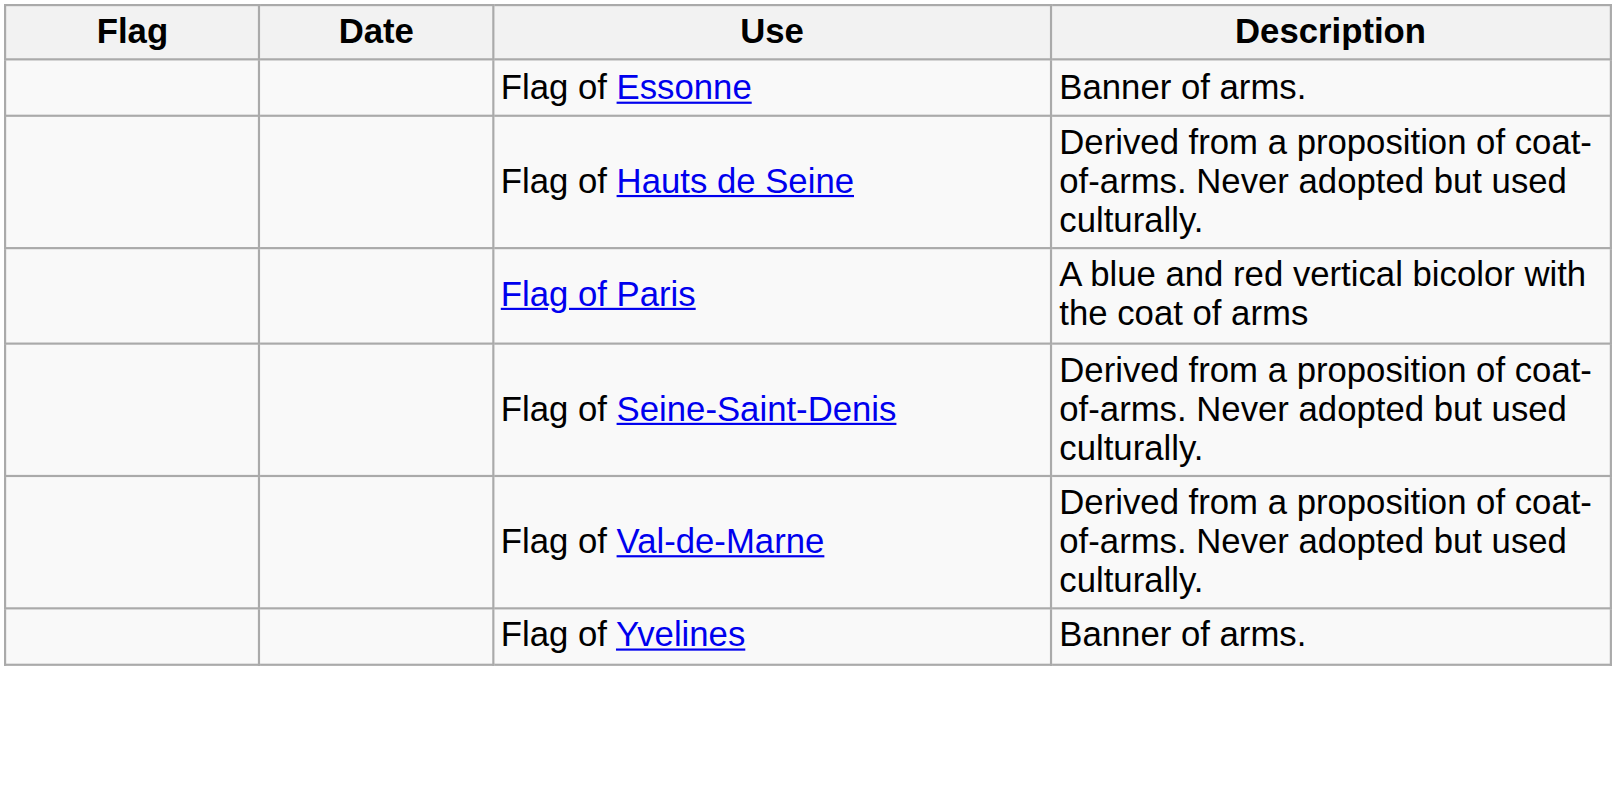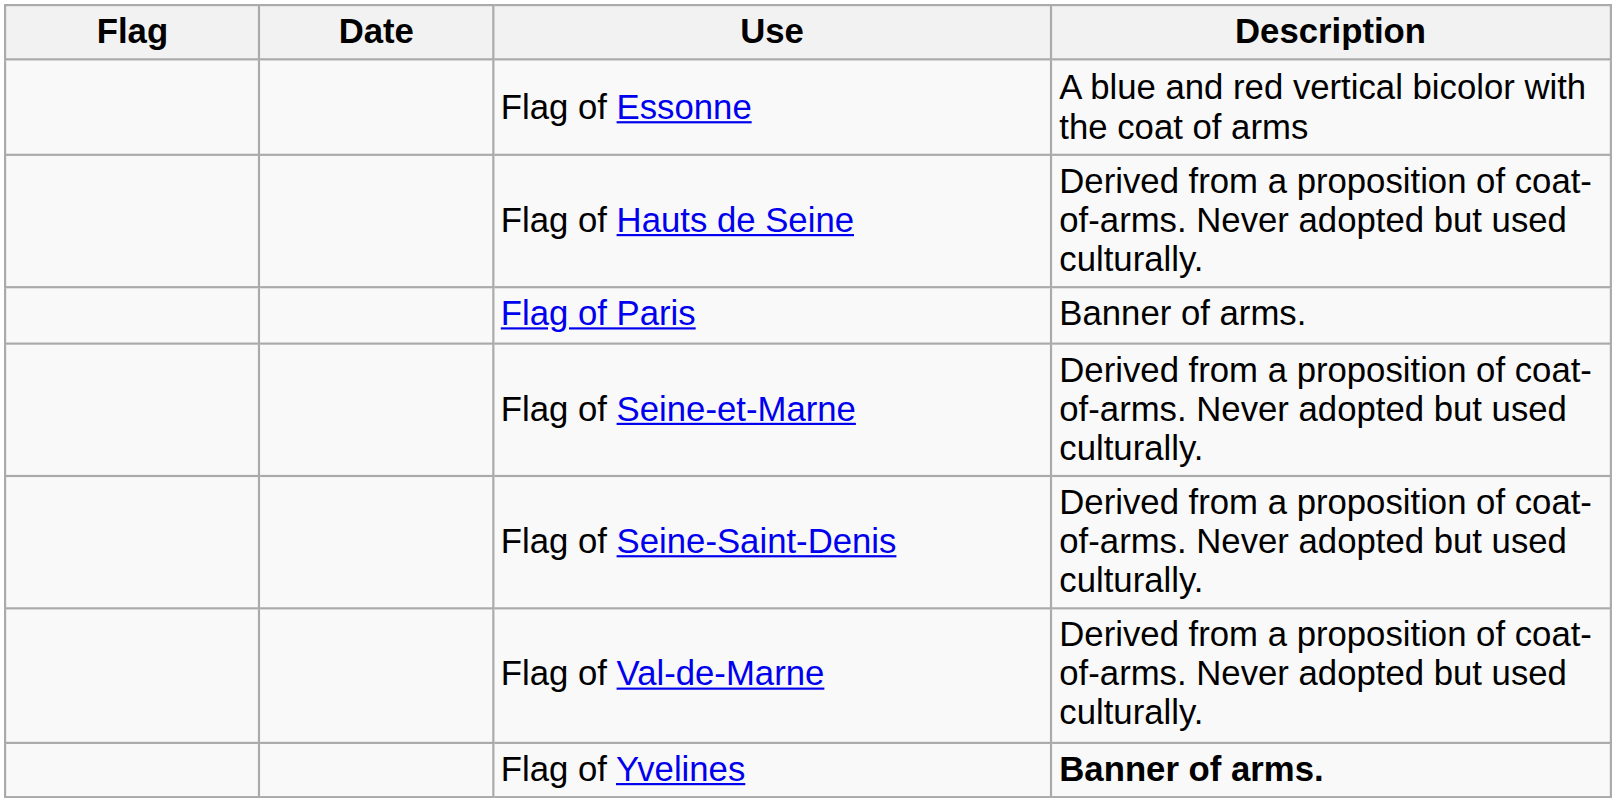(1183, 87) Banner of arms. -> (1323, 106) A blue and red vertical bicolor with the coat of arms
(1323, 294) A blue and red vertical bicolor with the coat of arms -> (1183, 314) Banner of arms.
+ row: (678, 408)
(1183, 635) normal -> (1191, 769) bold
